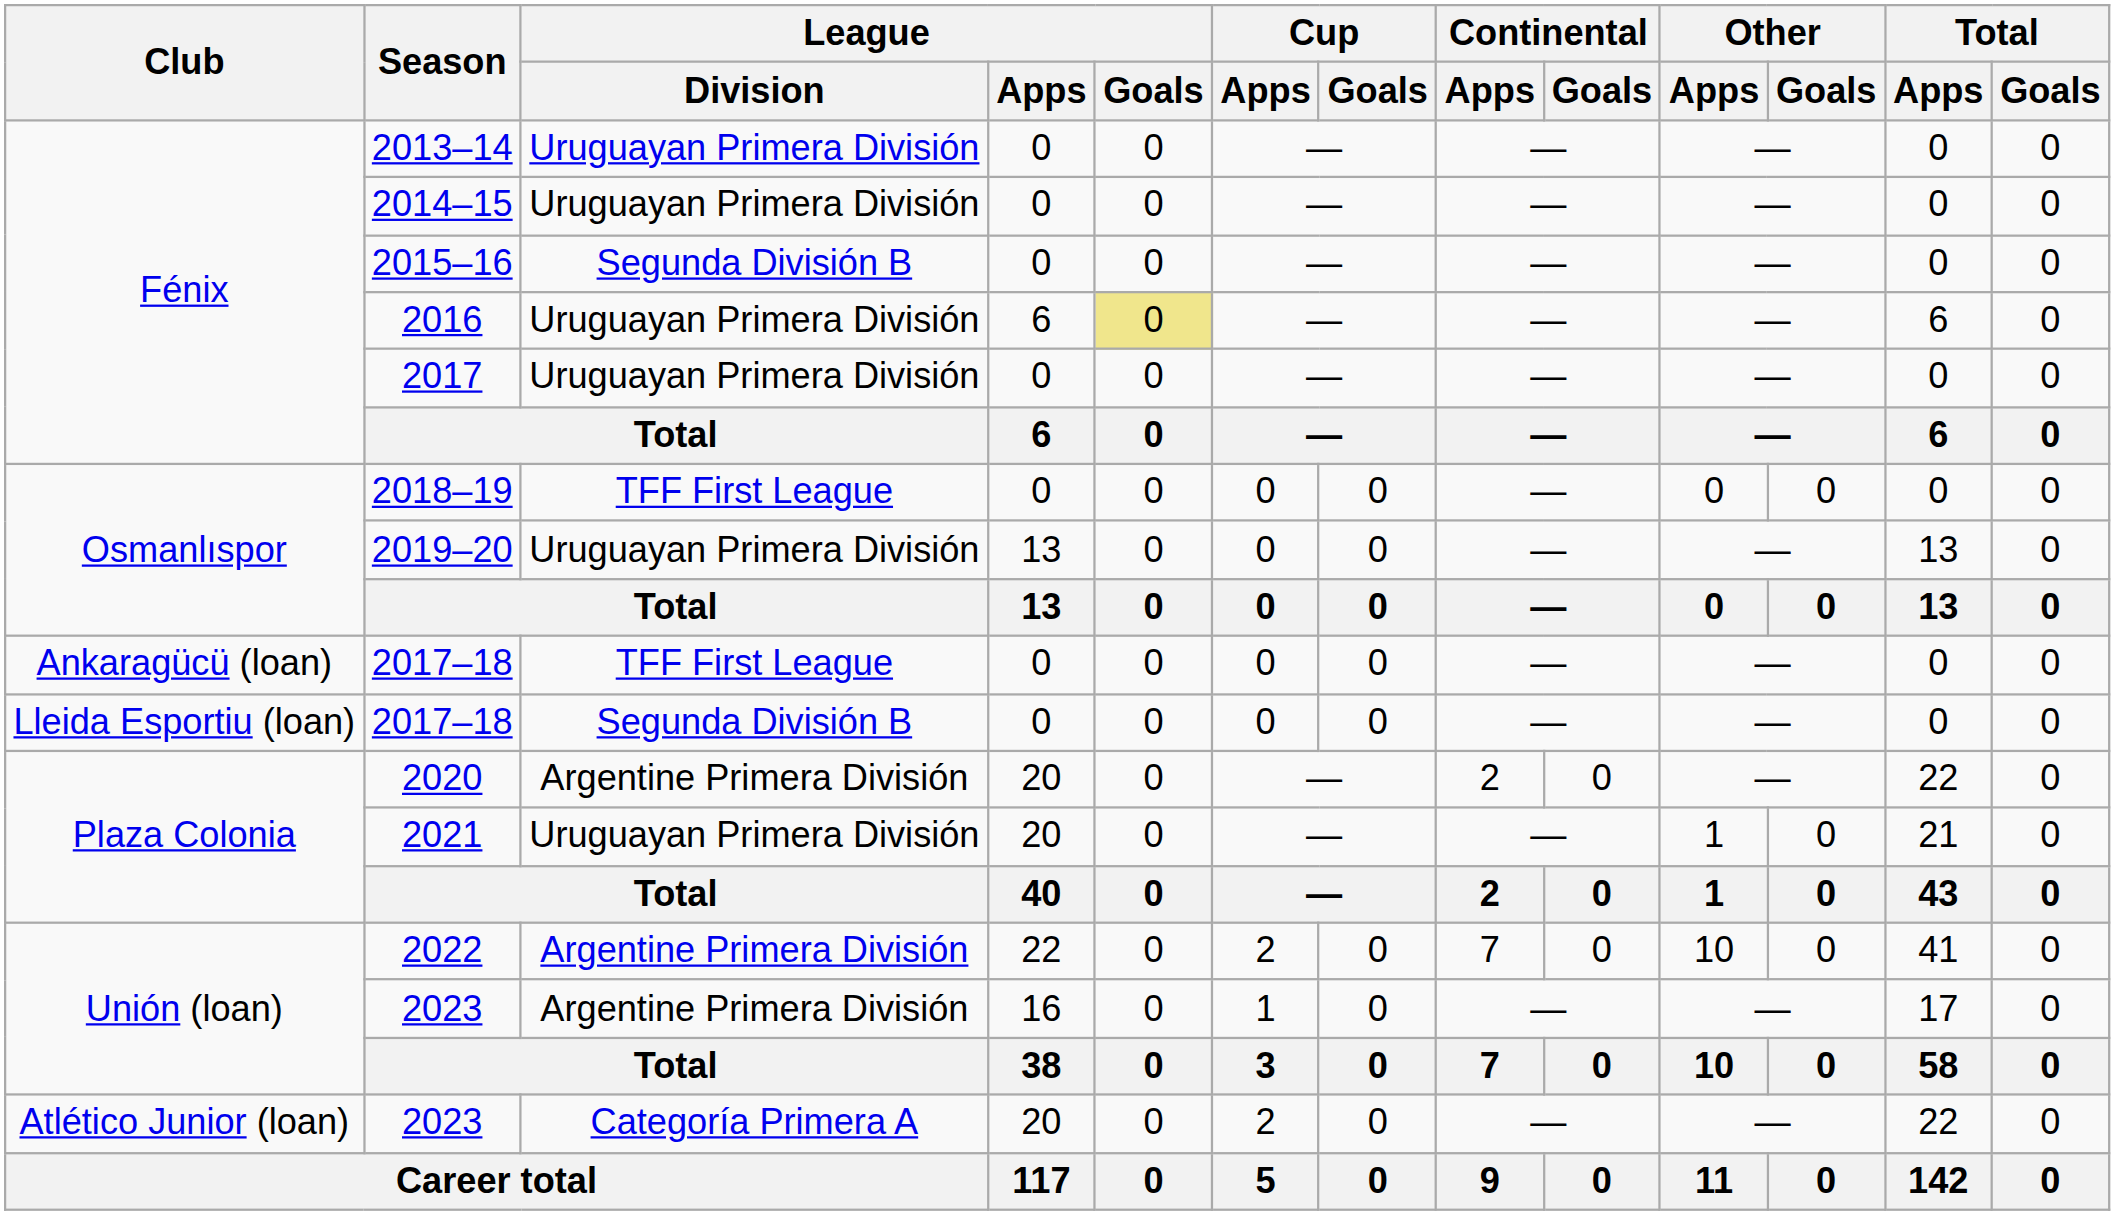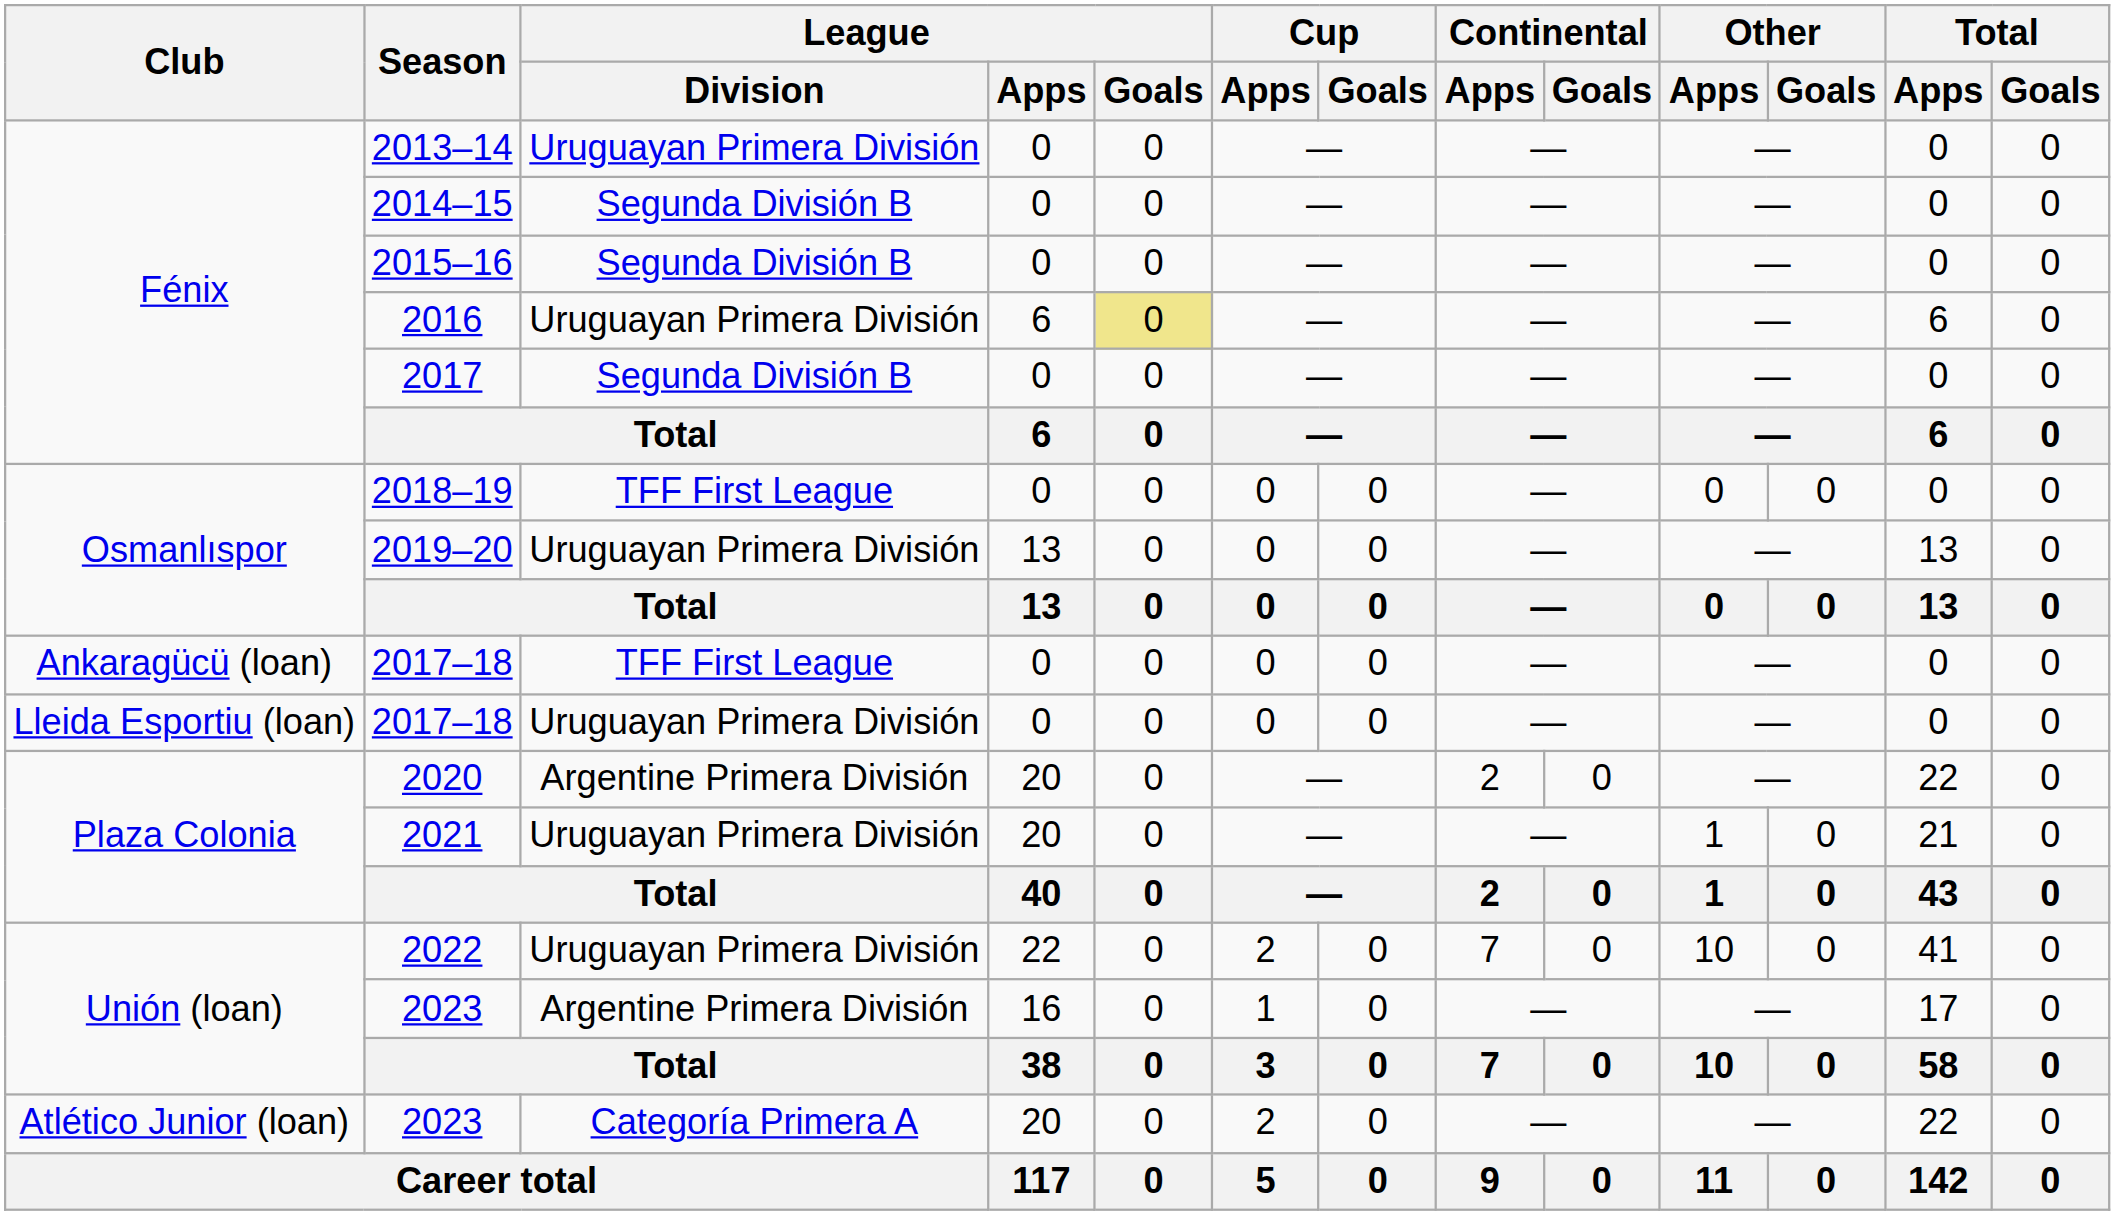(754, 205) Uruguayan Primera División -> (754, 205) Segunda División B
(754, 377) Uruguayan Primera División -> (754, 377) Segunda División B
(754, 721) Segunda División B -> (754, 721) Uruguayan Primera División
(754, 950) Argentine Primera División -> (754, 950) Uruguayan Primera División
